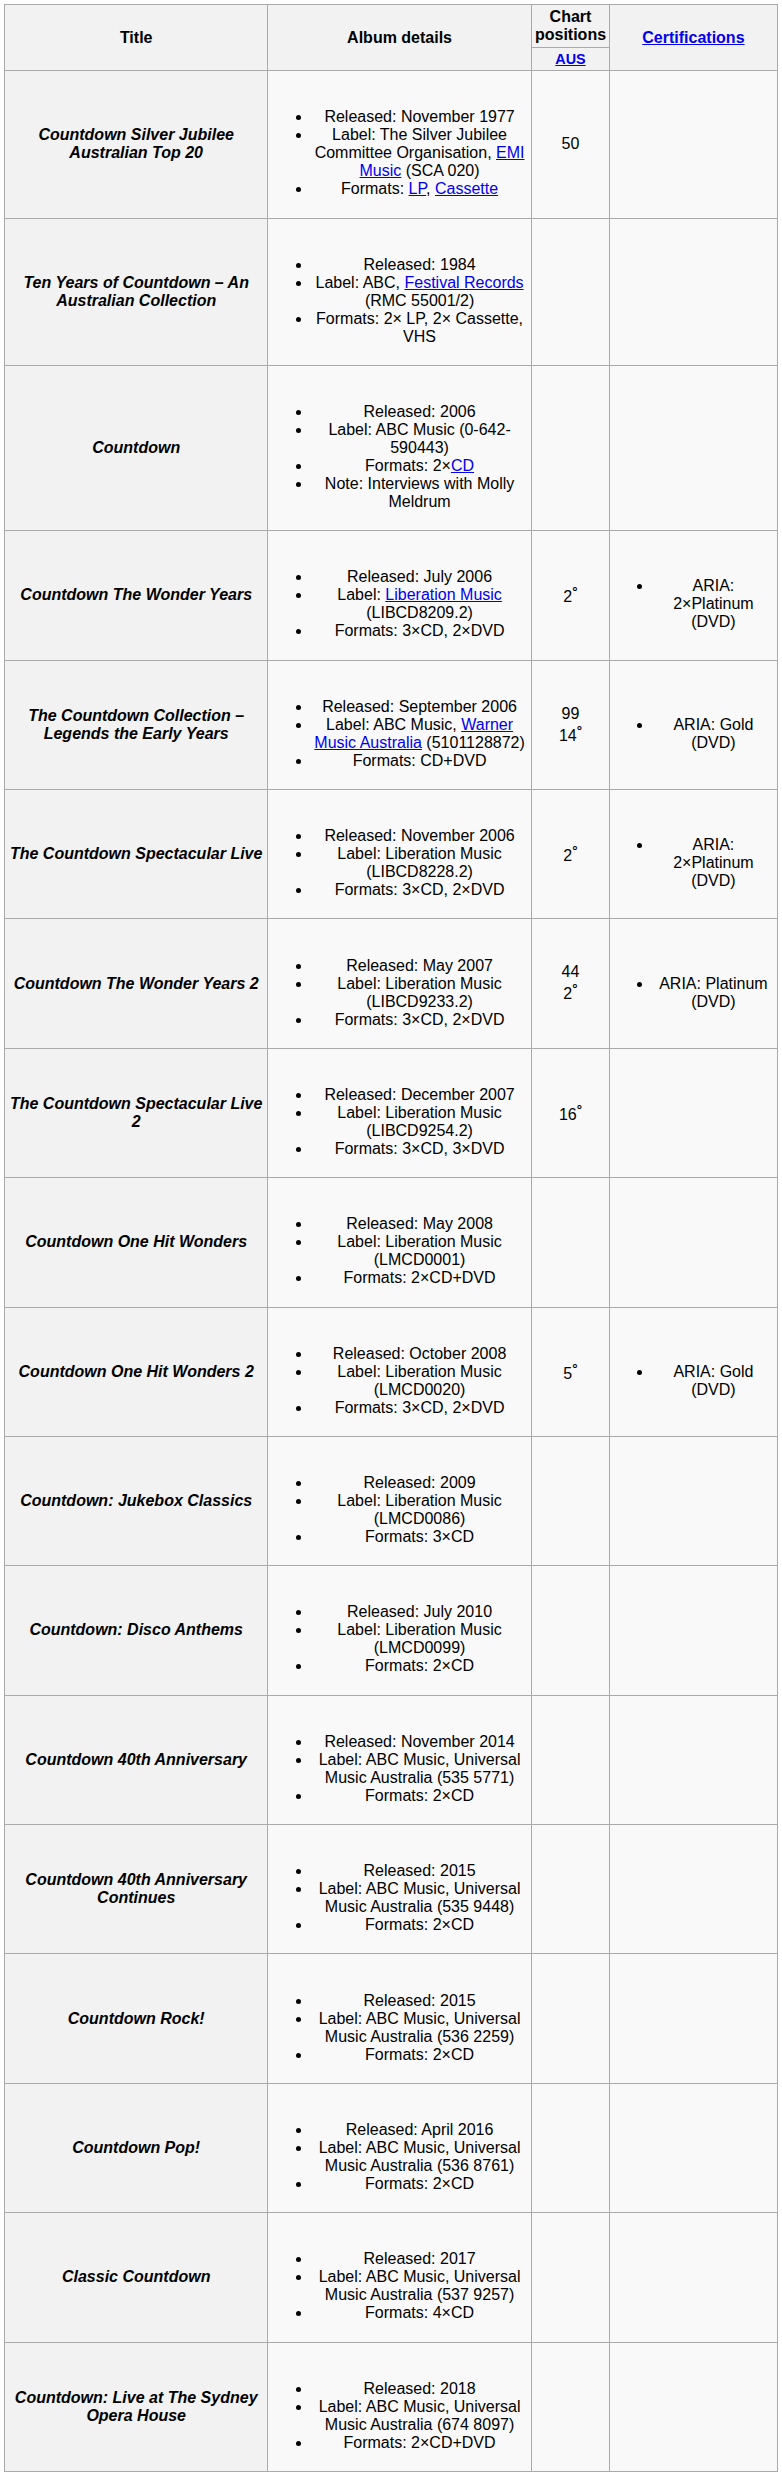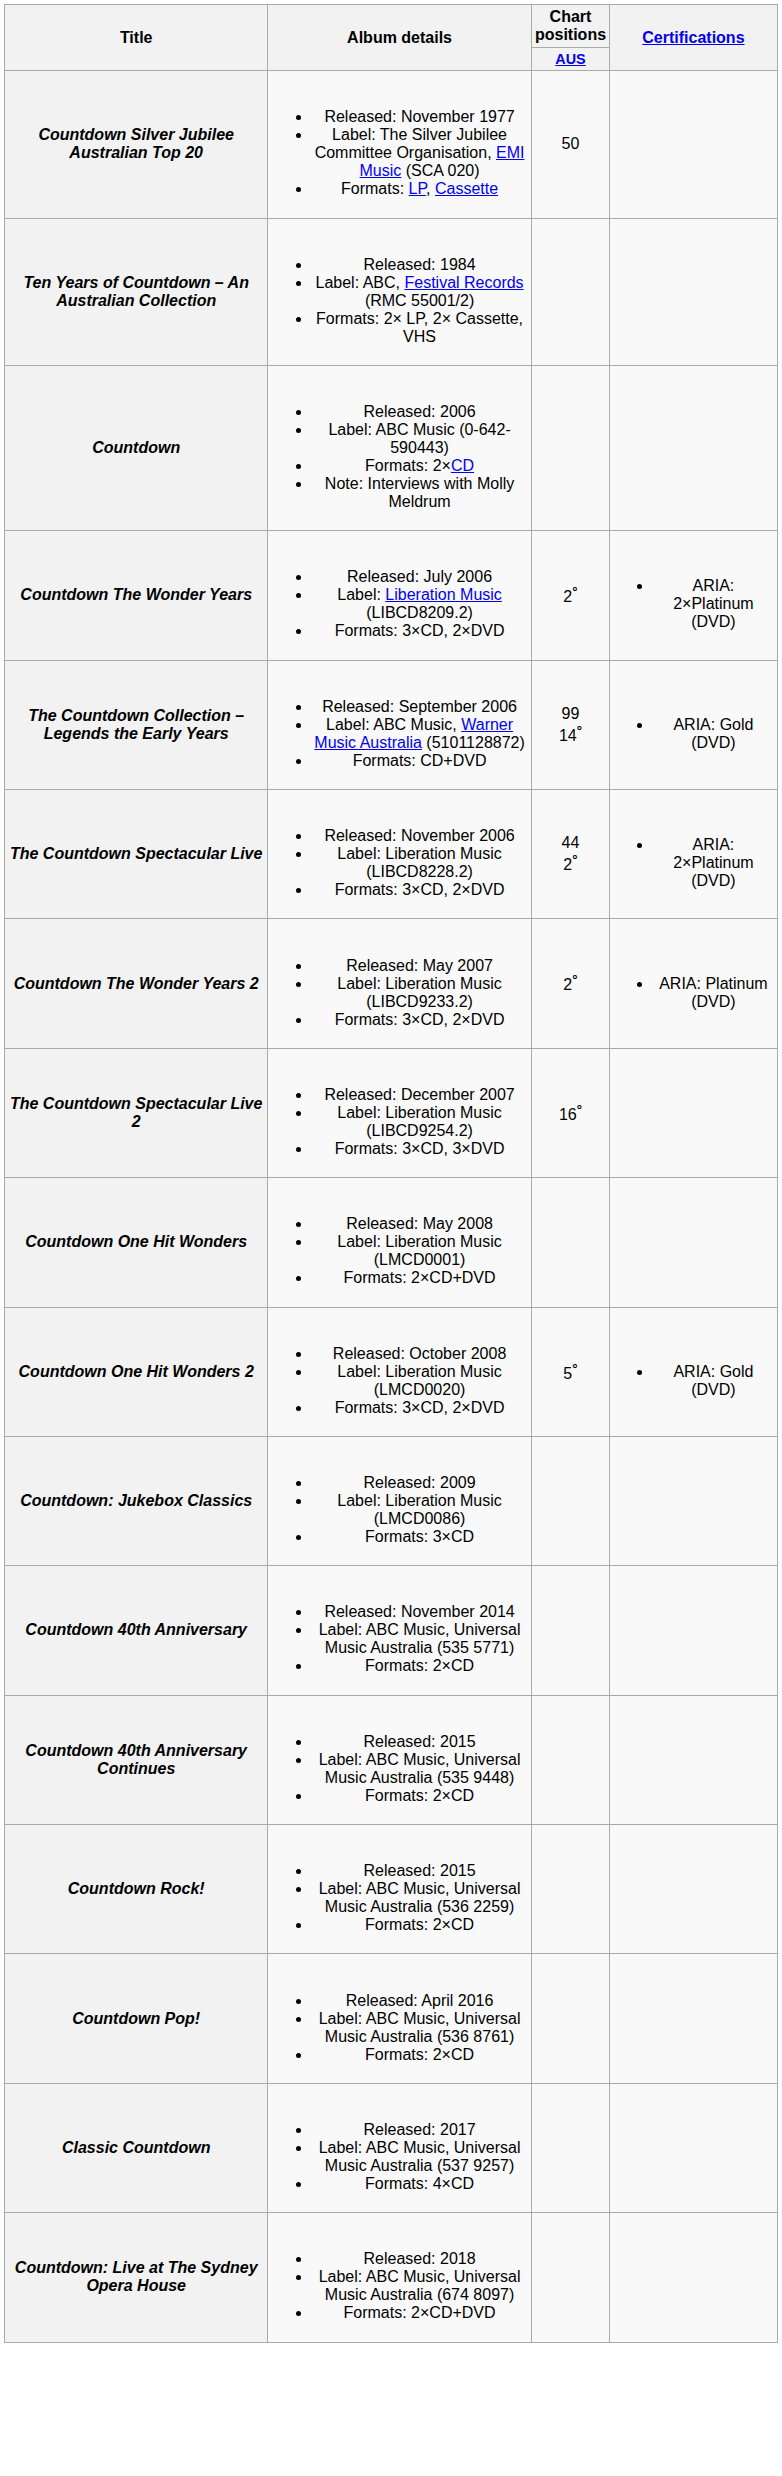(570, 854) 2° -> (570, 854) 44 2°
(570, 983) 44 2° -> (570, 983) 2°
- row: (136, 1630)
